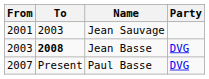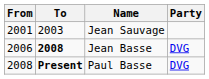(20, 48) 2003 -> (20, 48) 2006
(20, 65) 2007 -> (20, 65) 2008
(60, 65) normal -> (60, 65) bold
